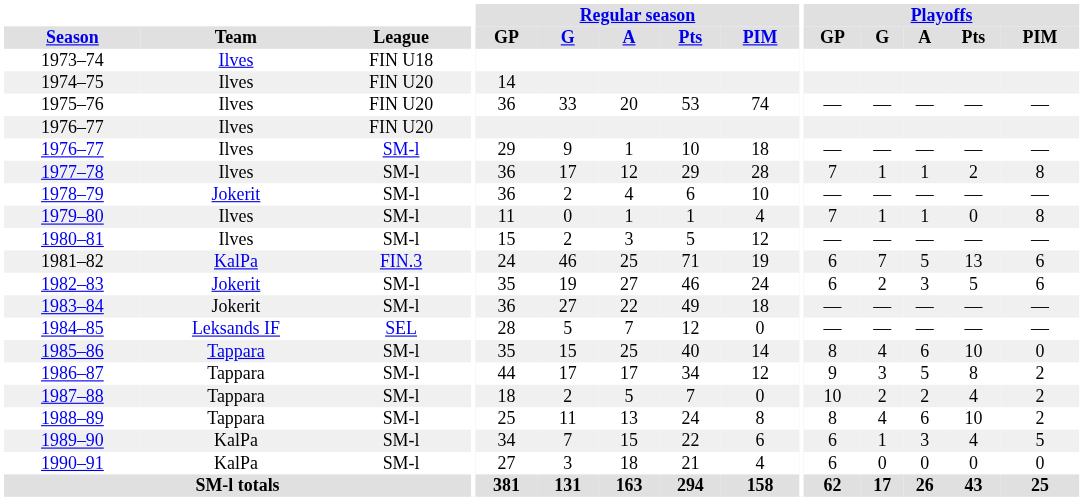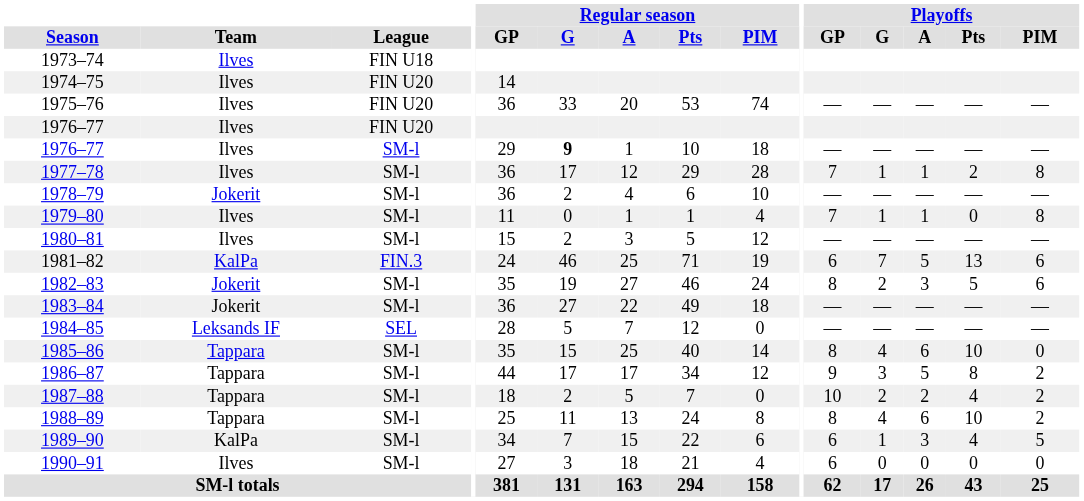(568, 149) normal -> (568, 149) bold
(832, 283) 6 -> (832, 283) 8
(236, 463) KalPa -> (236, 463) Ilves
